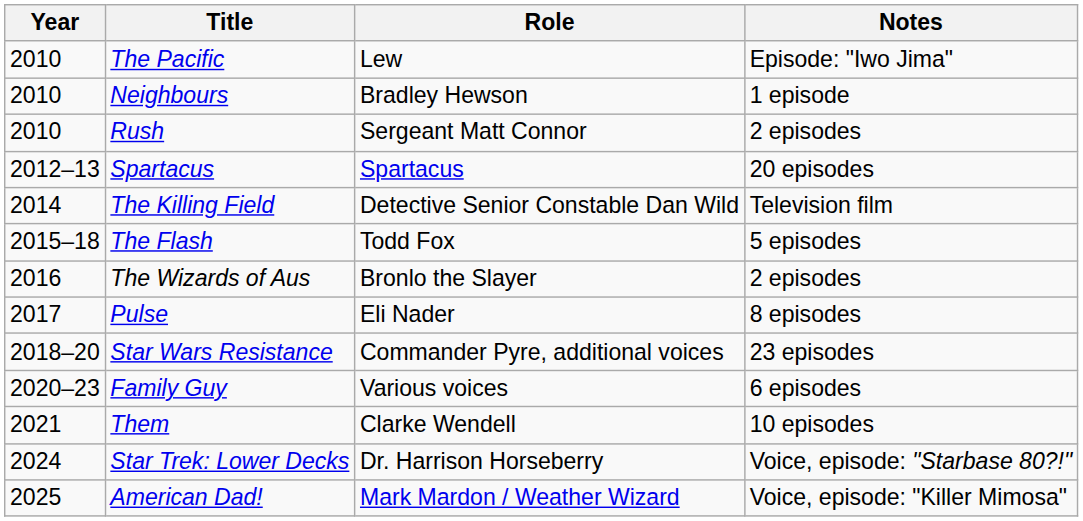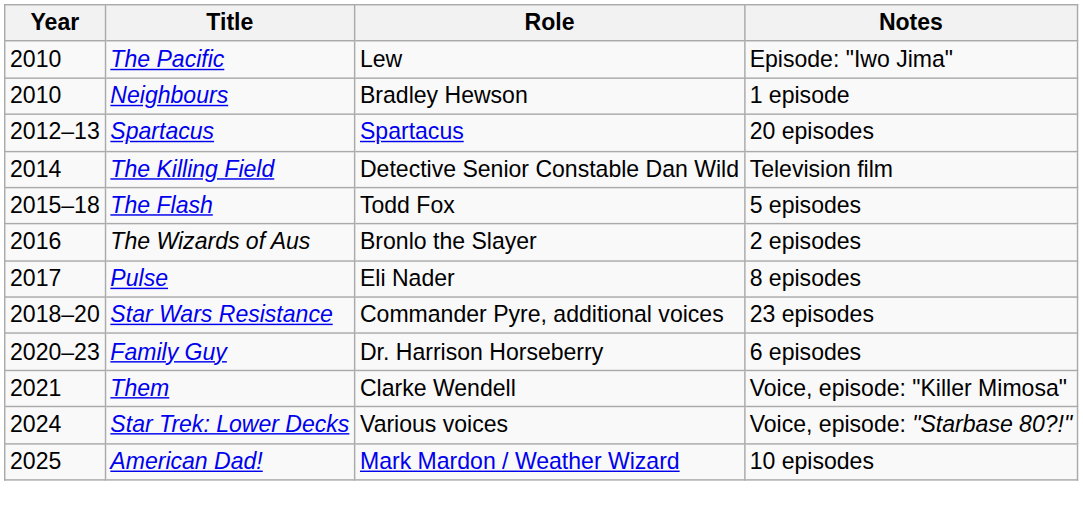- row: (137, 132)
(434, 388) Various voices -> (482, 351) Dr. Harrison Horseberry
(812, 424) 10 episodes -> (908, 388) Voice, episode: "Killer Mimosa"
(482, 461) Dr. Harrison Horseberry -> (434, 424) Various voices
(908, 497) Voice, episode: "Killer Mimosa" -> (812, 461) 10 episodes
